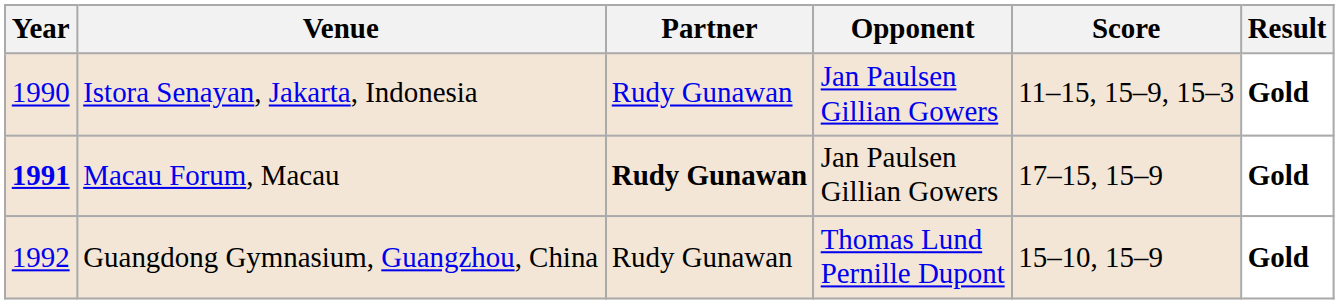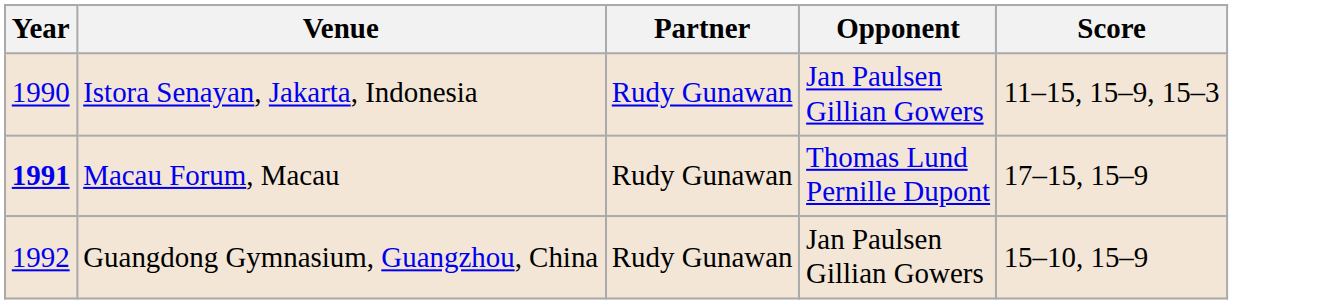- column: (1287, 28)
(709, 175) bold -> (702, 175) normal
(909, 175) Jan Paulsen Gillian Gowers -> (898, 175) Thomas Lund Pernille Dupont
(913, 257) Thomas Lund Pernille Dupont -> (895, 257) Jan Paulsen Gillian Gowers
